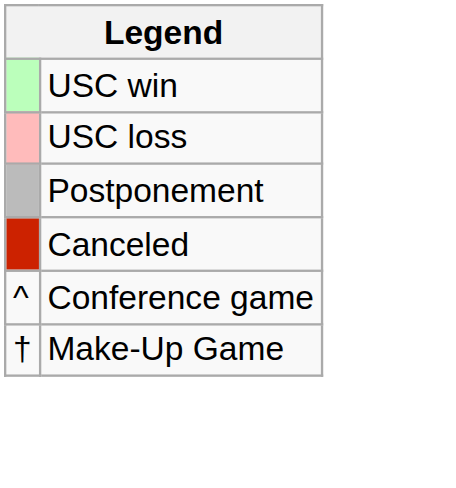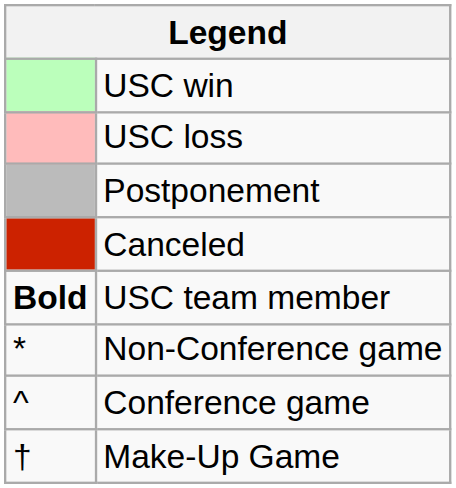+ row: (247, 297)
+ row: (273, 350)
